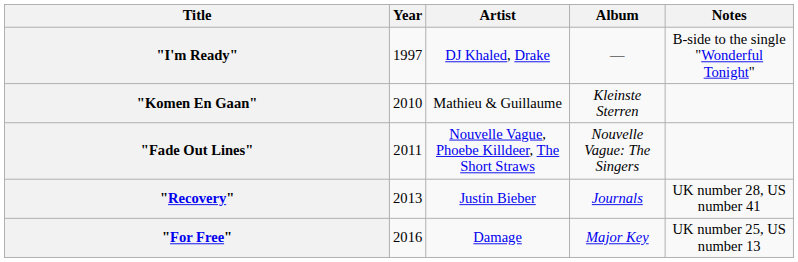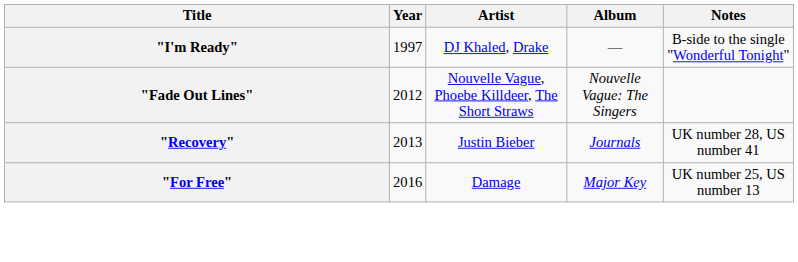- row: (197, 103)
(408, 150) 2011 -> (408, 94) 2012
